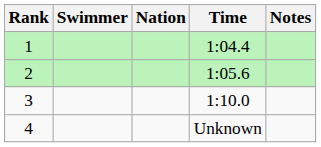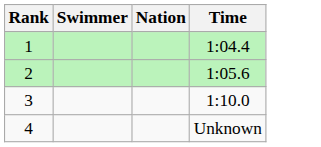- column: (290, 18)
